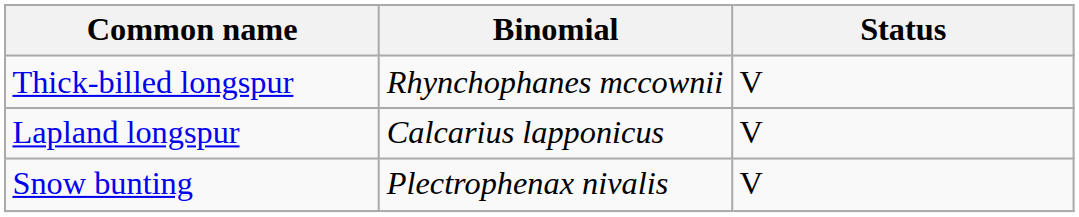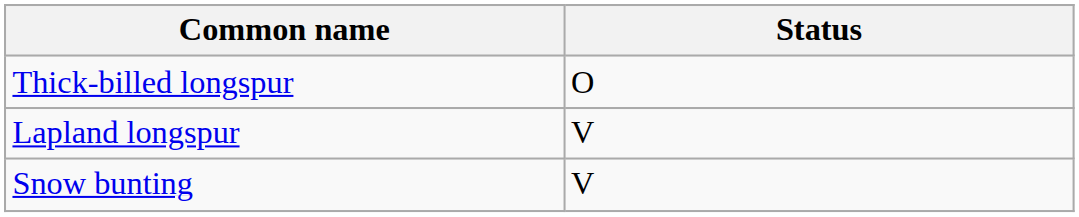- column: (556, 30)
(751, 81) V -> (583, 81) O
